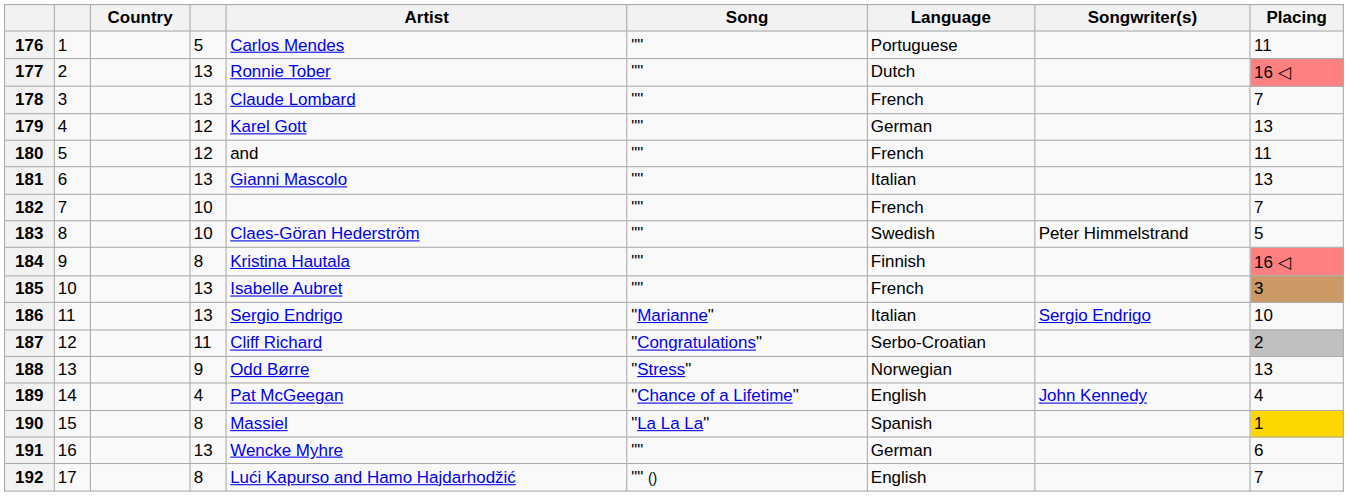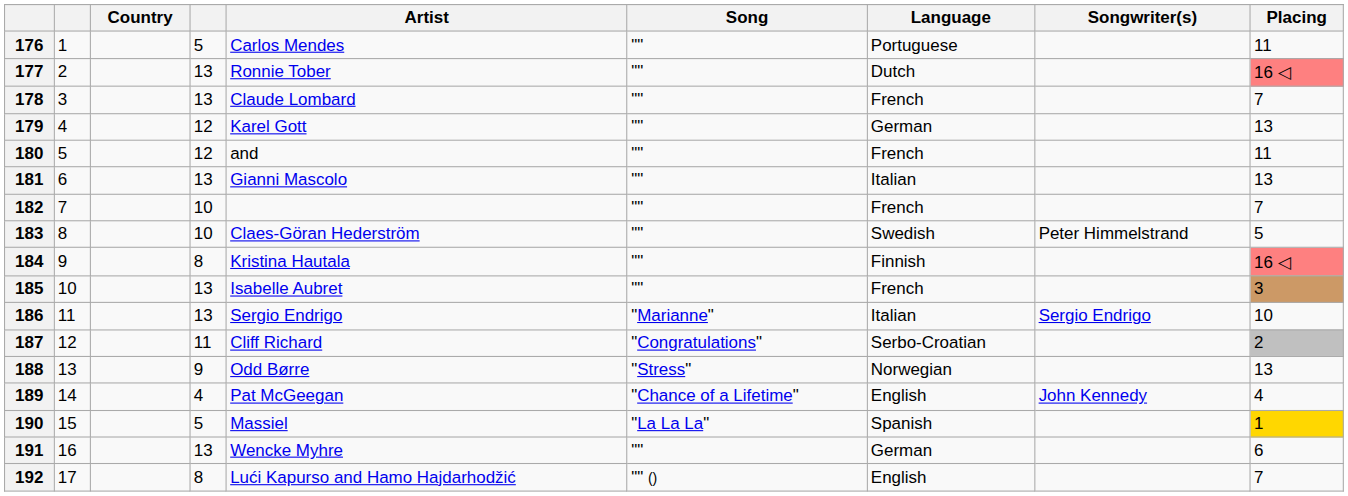(198, 423) 8 -> (198, 423) 5
